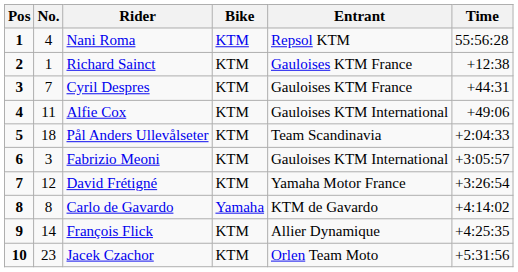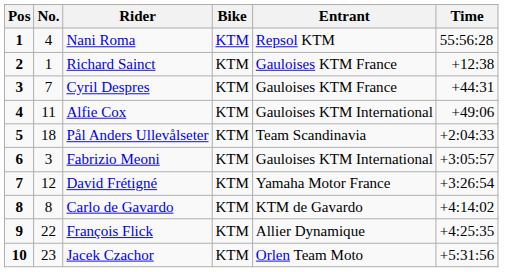(240, 207) Yamaha -> (232, 207) KTM
(49, 231) 14 -> (49, 231) 22
